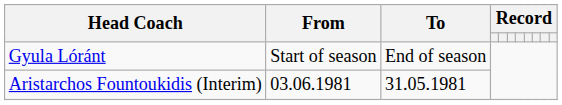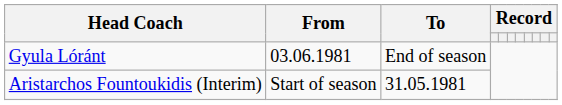(323, 55) Start of season -> (311, 55) 03.06.1981
(311, 84) 03.06.1981 -> (323, 84) Start of season
